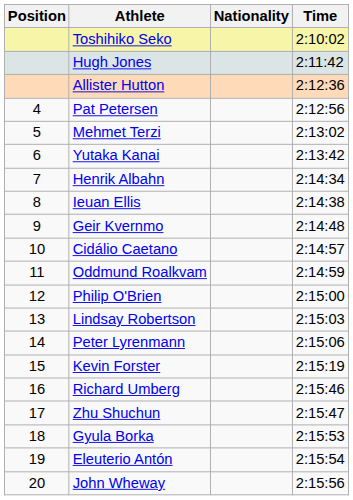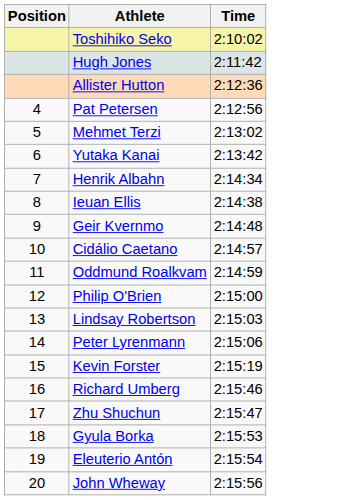- column: (251, 16)
